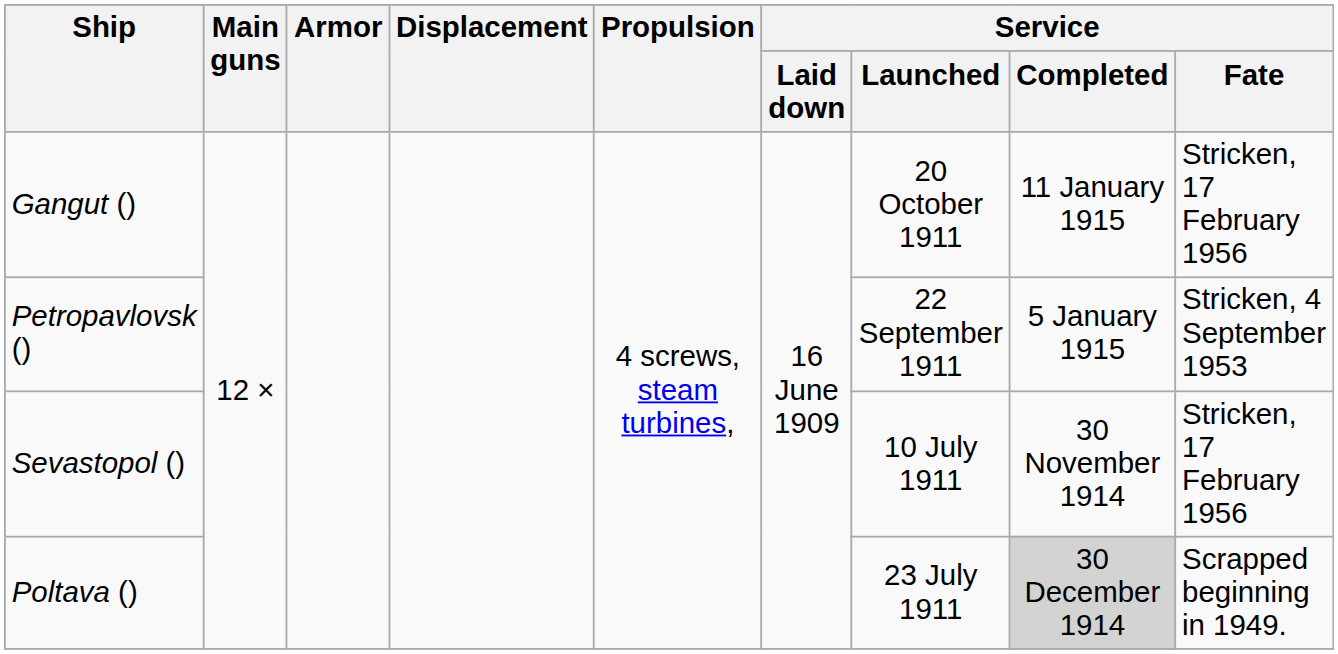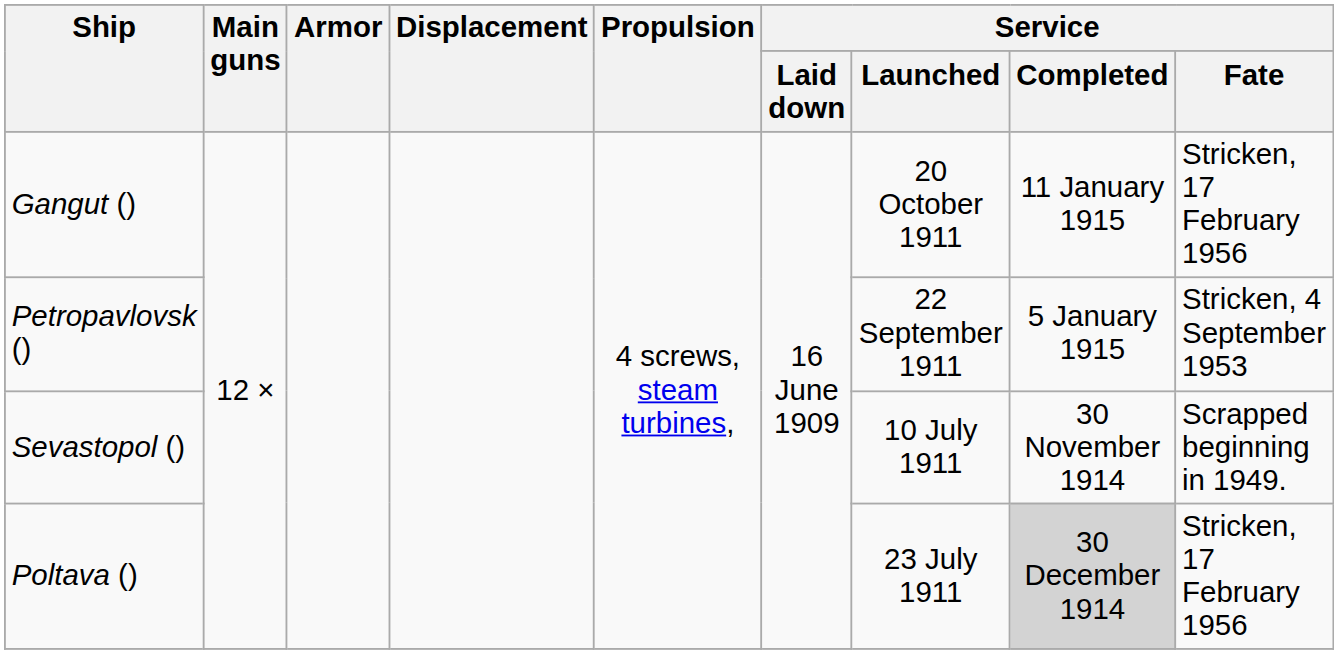(1241, 463) Stricken, 17 February 1956 -> (1246, 446) Scrapped beginning in 1949.
(1246, 592) Scrapped beginning in 1949. -> (1241, 575) Stricken, 17 February 1956
